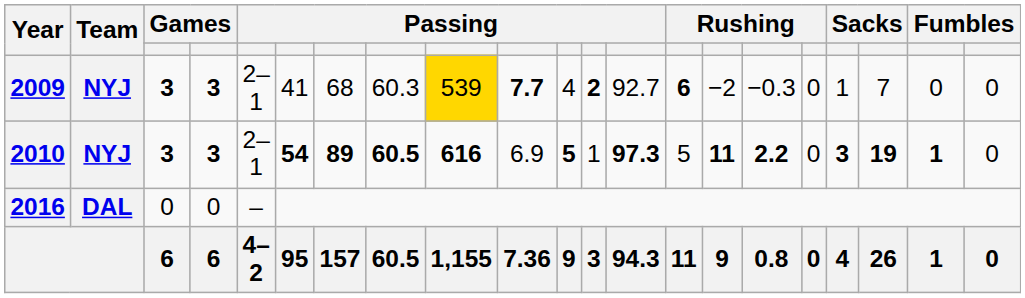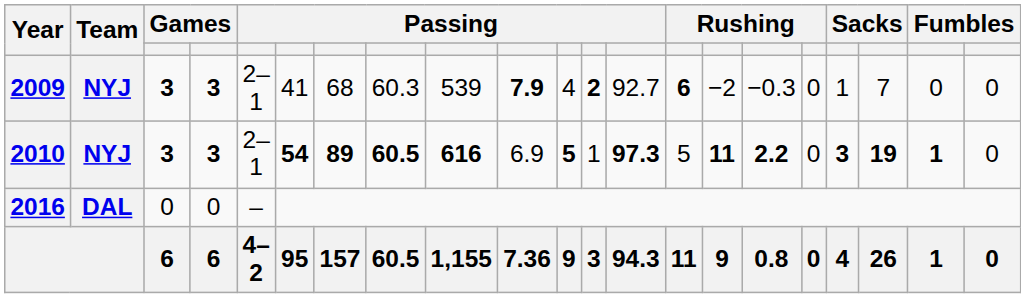(461, 87) gold background -> (461, 87) no background
(527, 87) 7.7 -> (527, 87) 7.9
